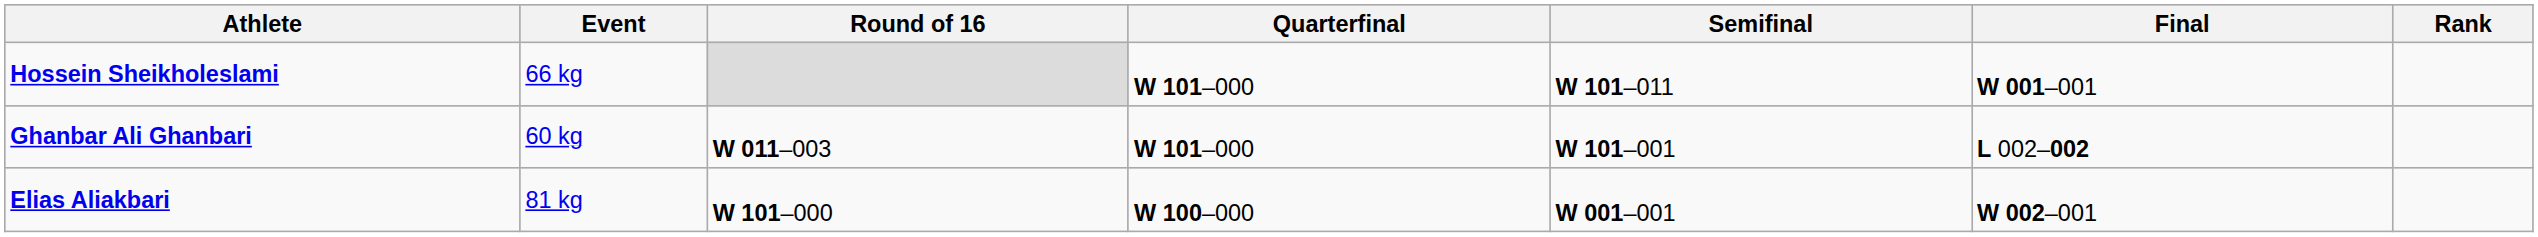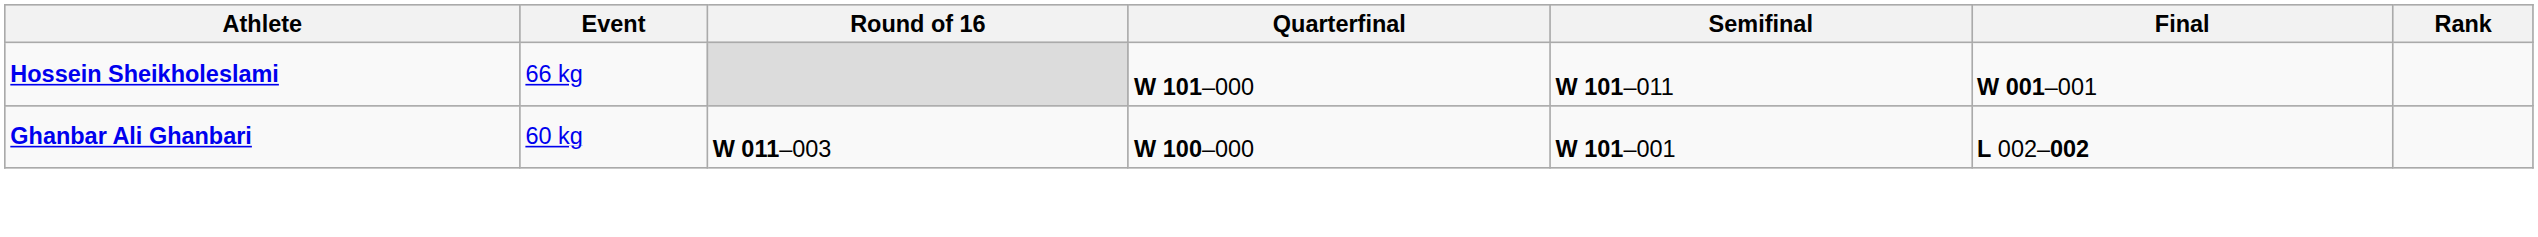(1194, 150) W 101–000 -> (1194, 150) W 100–000
- row: (90, 200)
